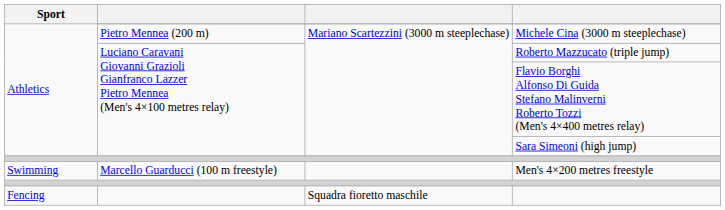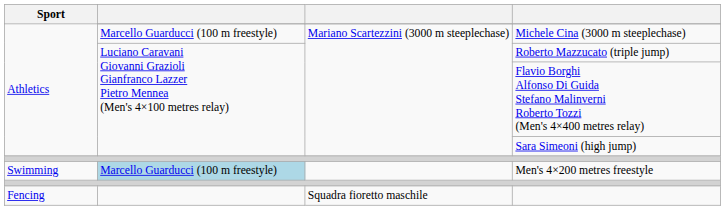(154, 33) Pietro Mennea (200 m) -> (189, 33) Marcello Guarducci (100 m freestyle)
(189, 171) no background -> (189, 171) lightblue background
